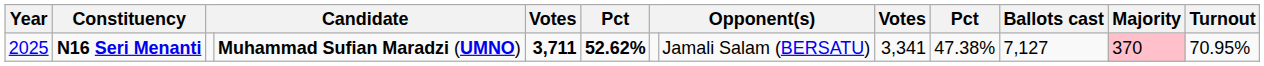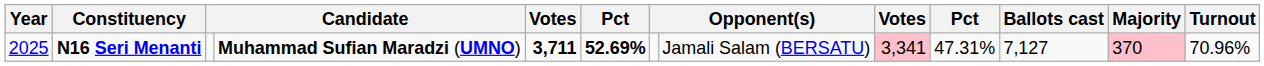(615, 47) 52.62% -> (615, 47) 52.69%
(904, 47) no background -> (904, 47) pink background
(965, 47) 47.38% -> (965, 47) 47.31%
(1220, 47) 70.95% -> (1220, 47) 70.96%
